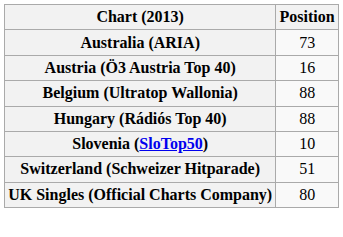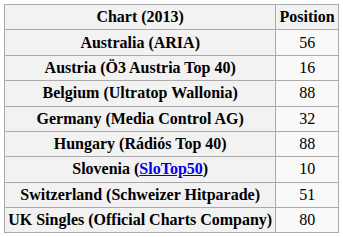(307, 42) 73 -> (307, 42) 56
+ row: (140, 118)
